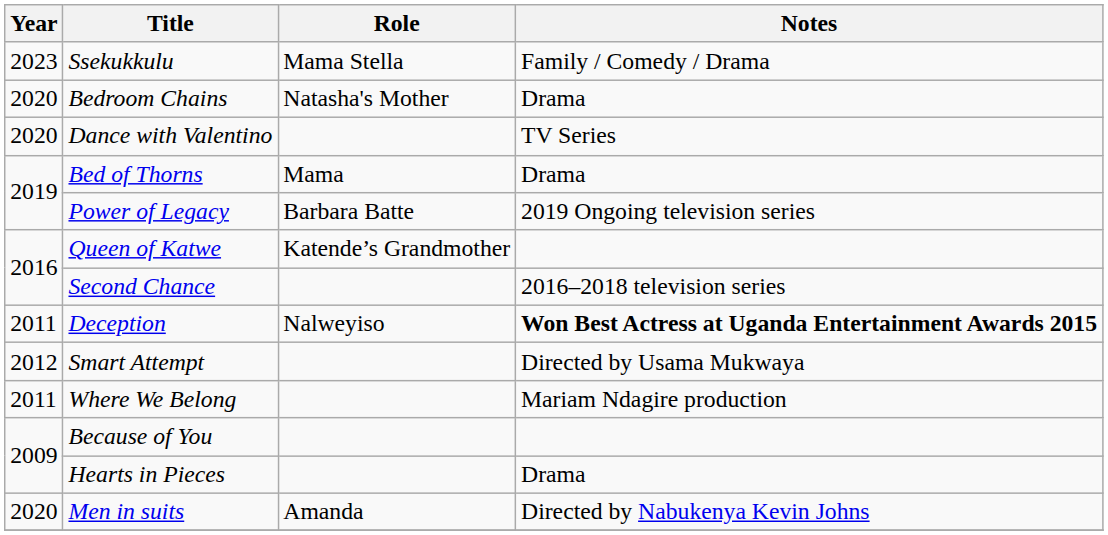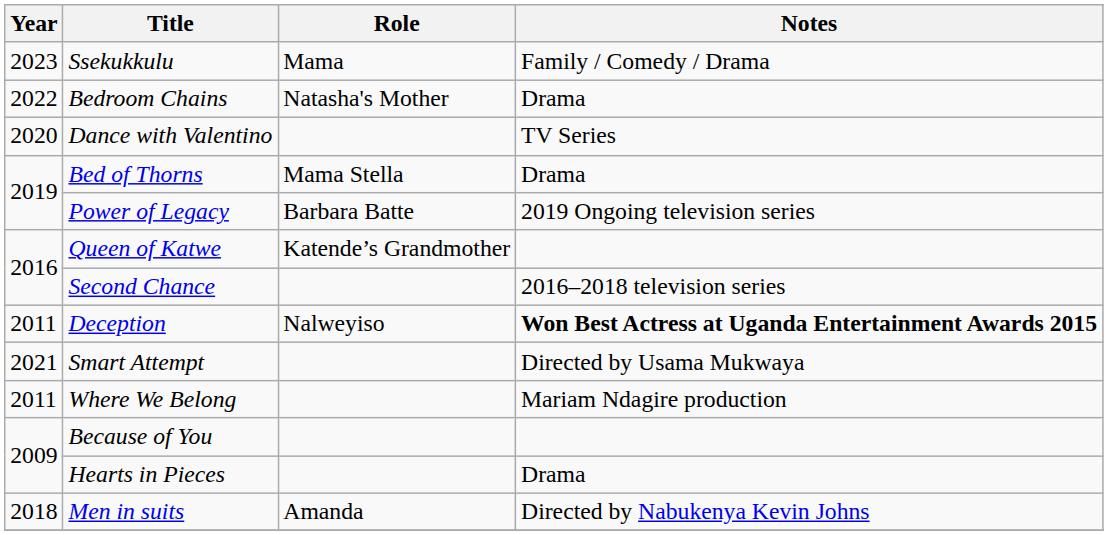(343, 60) Mama Stella -> (314, 60) Mama
(34, 98) 2020 -> (34, 98) 2022
(314, 173) Mama -> (343, 173) Mama Stella
(34, 361) 2012 -> (34, 361) 2021
(34, 511) 2020 -> (34, 511) 2018
